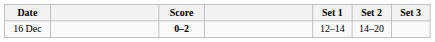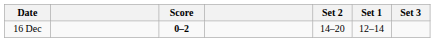columns swapped: (332, 13) <-> (372, 13)
